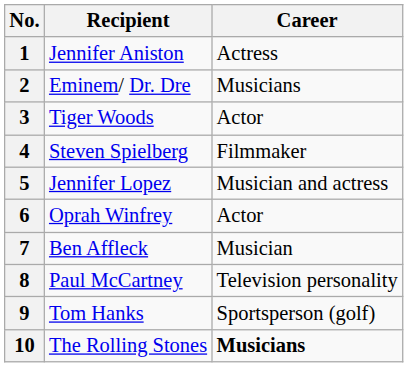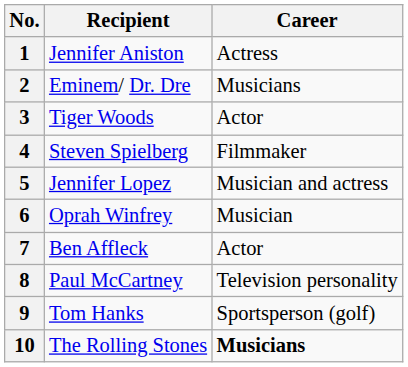(240, 215) Actor -> (255, 215) Musician
(255, 248) Musician -> (240, 248) Actor
